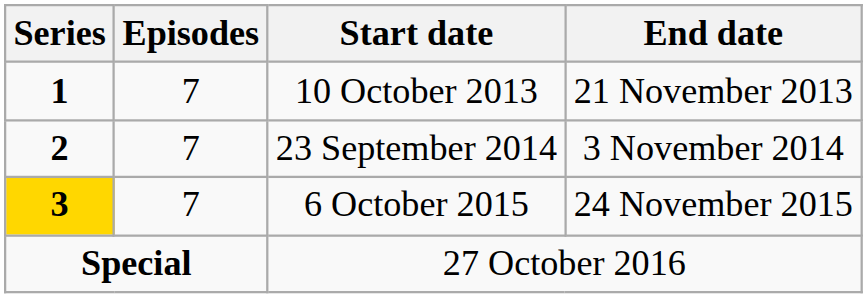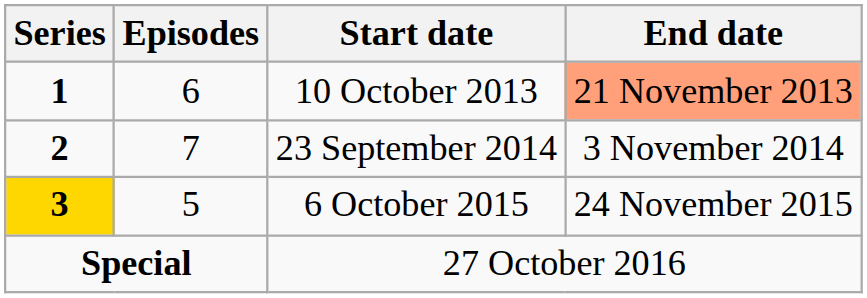(191, 90) 7 -> (191, 90) 6
(713, 90) no background -> (713, 90) lightsalmon background
(191, 205) 7 -> (191, 205) 5
